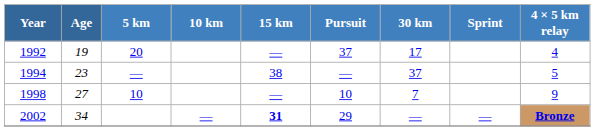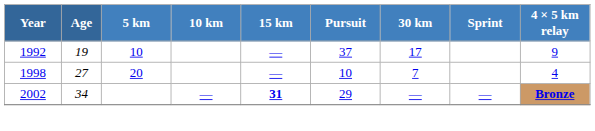(136, 51) 20 -> (136, 51) 10
(555, 51) 4 -> (555, 51) 9
- row: (33, 73)
(136, 94) 10 -> (136, 73) 20
(555, 94) 9 -> (555, 73) 4
